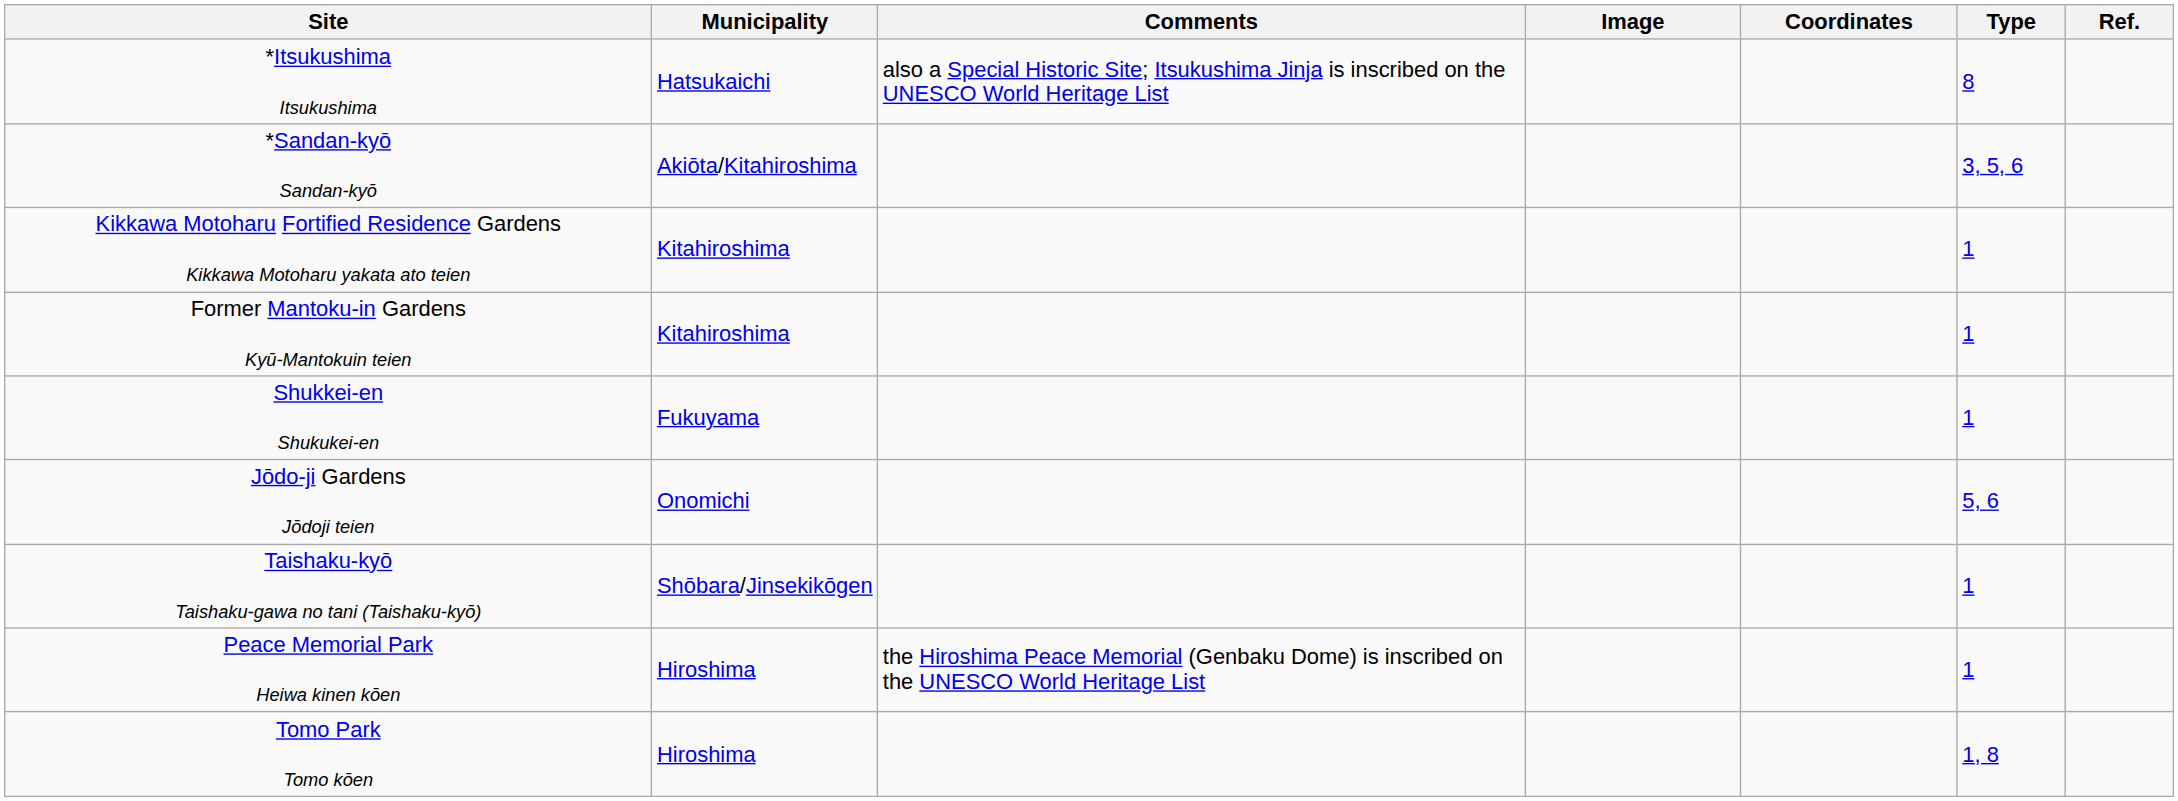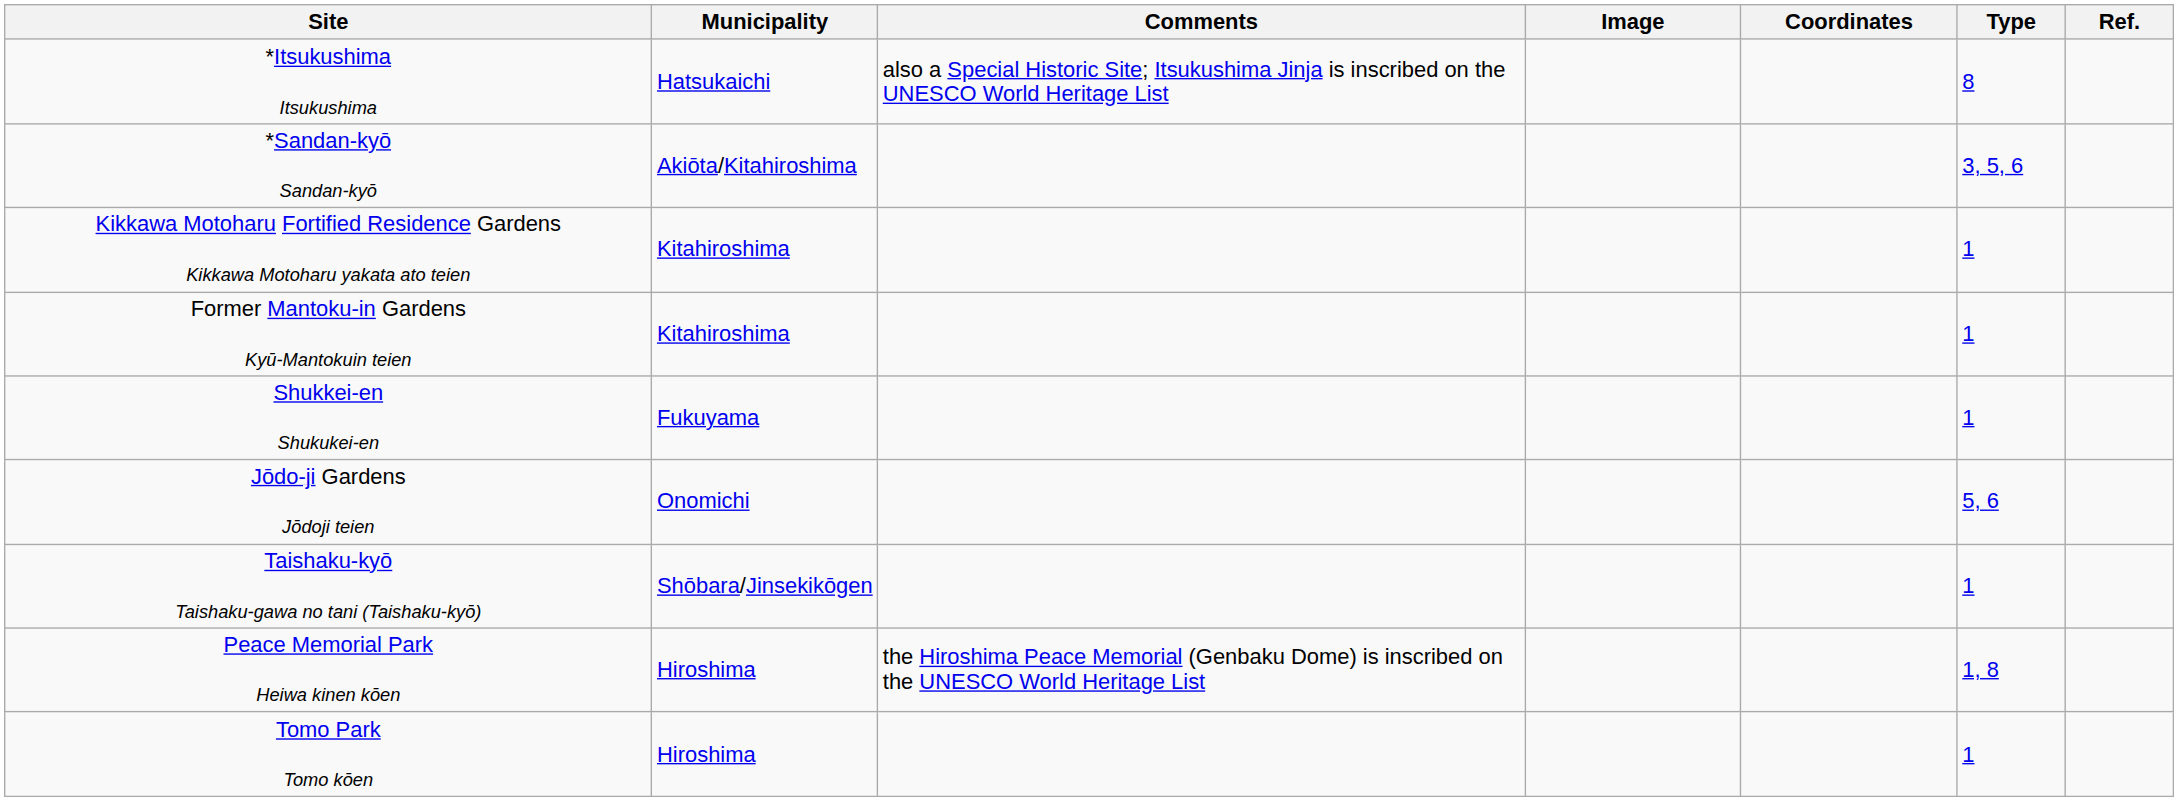(1968, 669) 1 -> (1981, 669) 1, 8
(1981, 753) 1, 8 -> (1968, 753) 1
